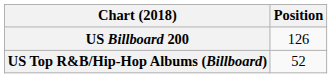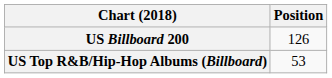(298, 61) 52 -> (298, 61) 53
